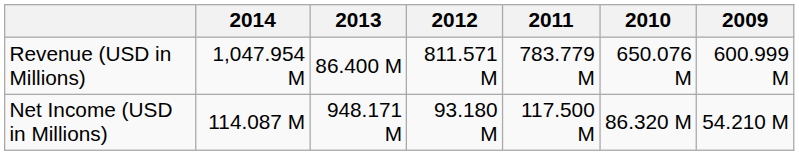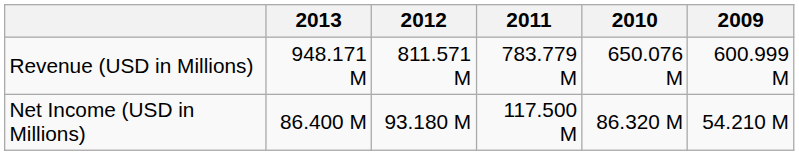- column: (253, 20)
(359, 65) 86.400 M -> (329, 65) 948.171 M
(365, 122) 948.171 M -> (323, 122) 86.400 M
